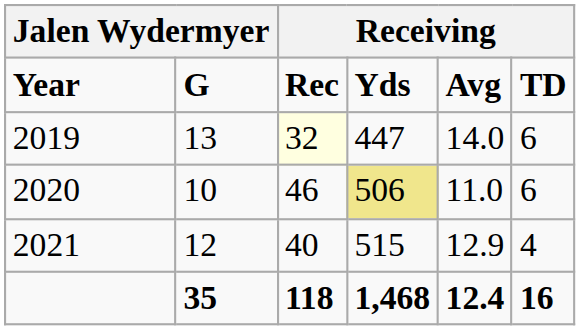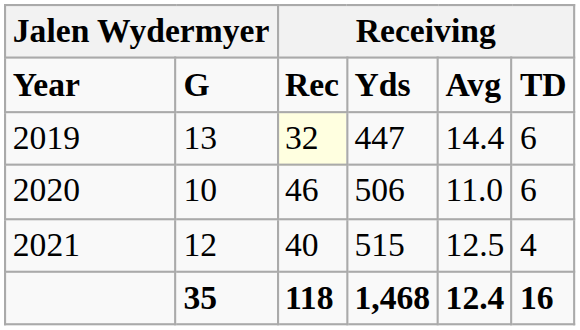(475, 137) 14.0 -> (475, 137) 14.4
(380, 191) khaki background -> (380, 191) no background
(475, 244) 12.9 -> (475, 244) 12.5
